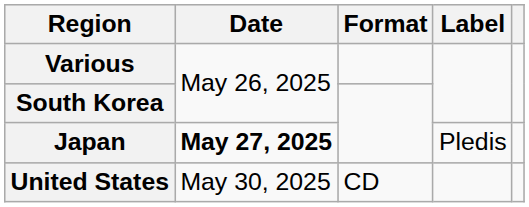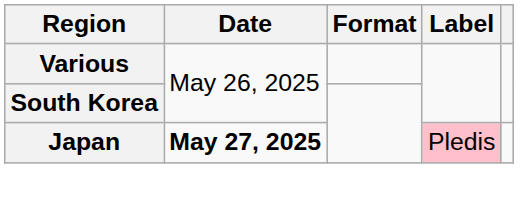(473, 142) no background -> (462, 142) pink background
- row: (90, 181)
